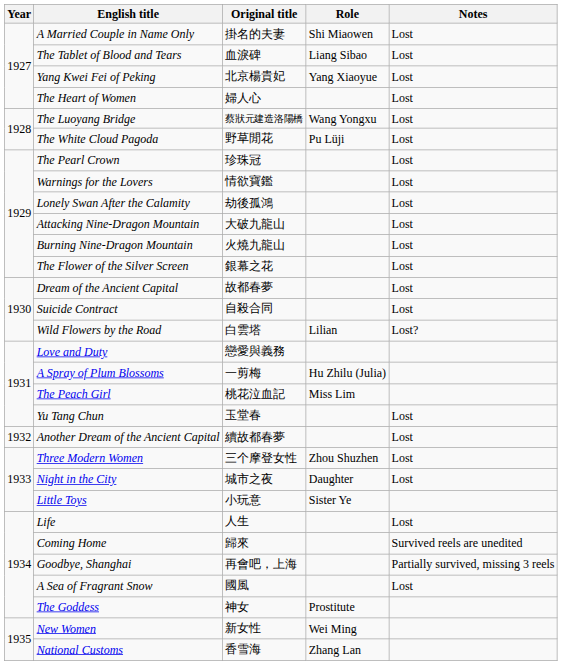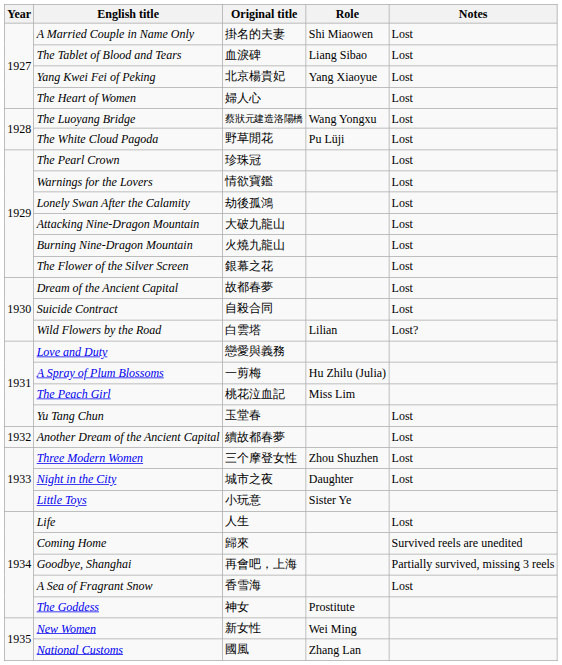(237, 585) 國風 -> (243, 585) 香雪海
(243, 649) 香雪海 -> (237, 649) 國風
